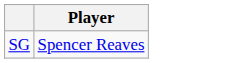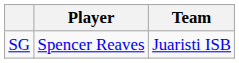+ column: (192, 17)
